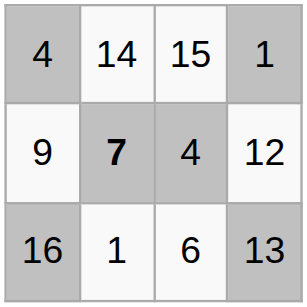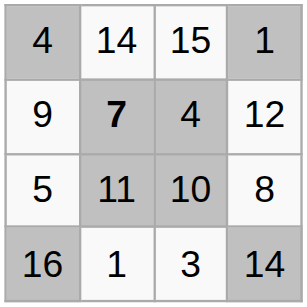+ row: (43, 189)
(191, 251) 6 -> (191, 263) 3
(265, 251) 13 -> (265, 263) 14
